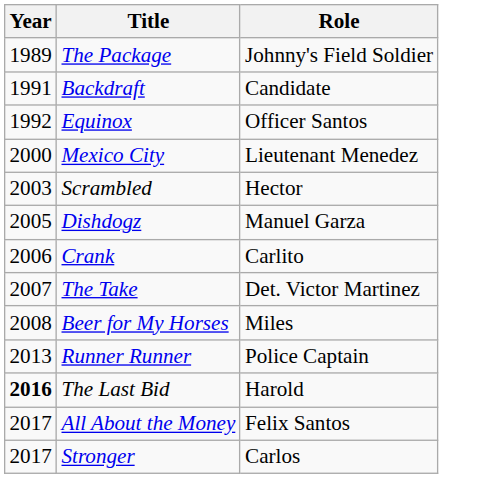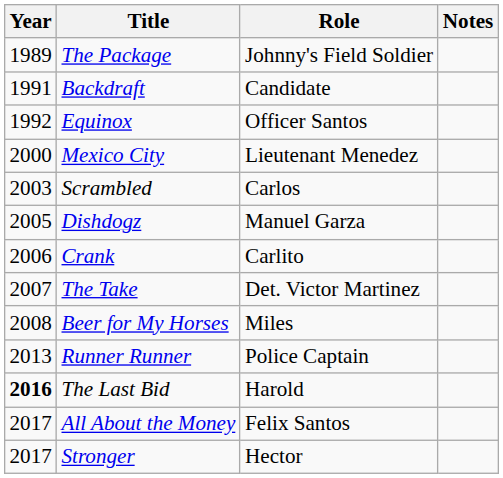+ column: (468, 21)
(274, 188) Hector -> (273, 188) Carlos
(273, 456) Carlos -> (274, 456) Hector
